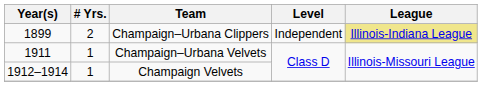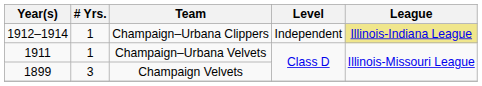(38, 33) 1899 -> (38, 33) 1912–1914
(90, 33) 2 -> (90, 33) 1
(38, 72) 1912–1914 -> (38, 72) 1899
(90, 72) 1 -> (90, 72) 3
